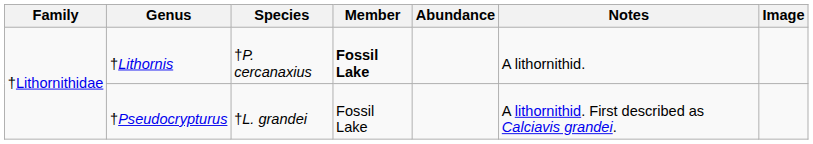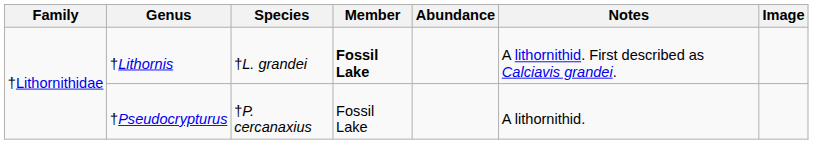(273, 63) †P. cercanaxius -> (271, 63) †L. grandei
(544, 63) A lithornithid. -> (603, 63) A lithornithid. First described as Calciavis grandei.
(271, 119) †L. grandei -> (273, 119) †P. cercanaxius
(603, 119) A lithornithid. First described as Calciavis grandei. -> (544, 119) A lithornithid.
